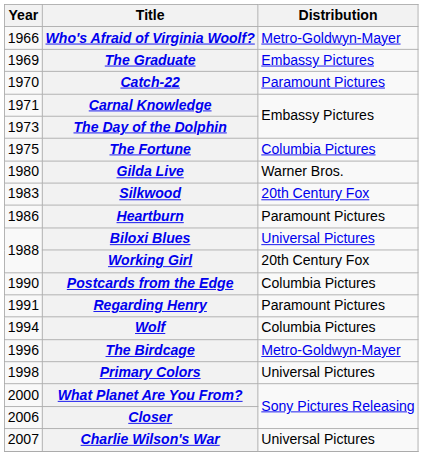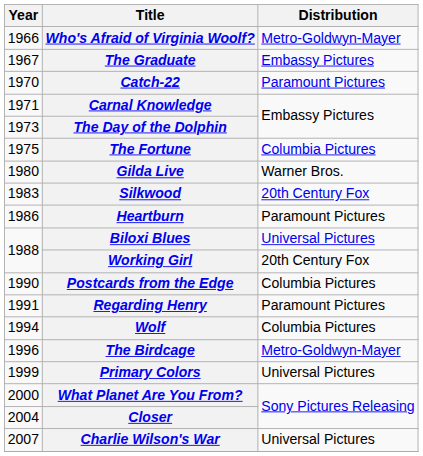(23, 60) 1969 -> (23, 60) 1967
(23, 372) 1998 -> (23, 372) 1999
(23, 417) 2006 -> (23, 417) 2004
